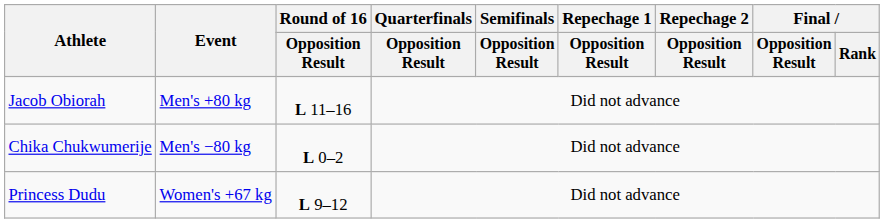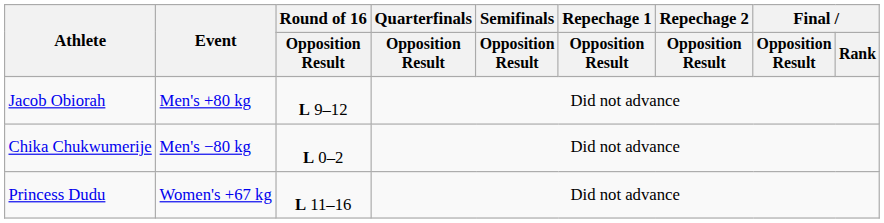(323, 110) L 11–16 -> (323, 110) L 9–12
(323, 205) L 9–12 -> (323, 205) L 11–16
